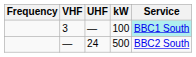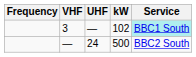(121, 28) 100 -> (121, 28) 102
